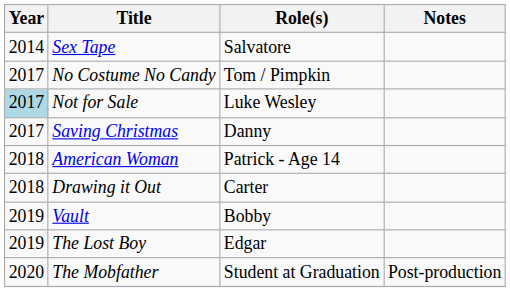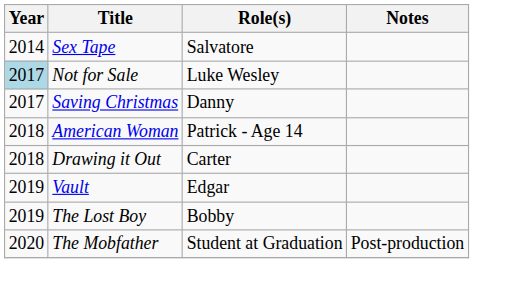- row: (134, 74)
(248, 215) Bobby -> (208, 187) Edgar
(245, 243) Edgar -> (210, 215) Bobby
